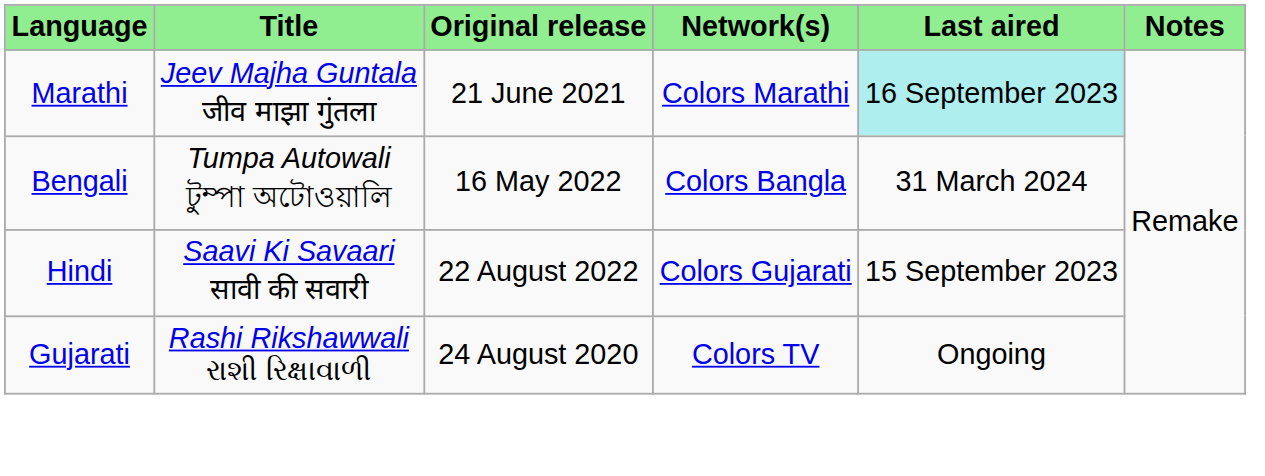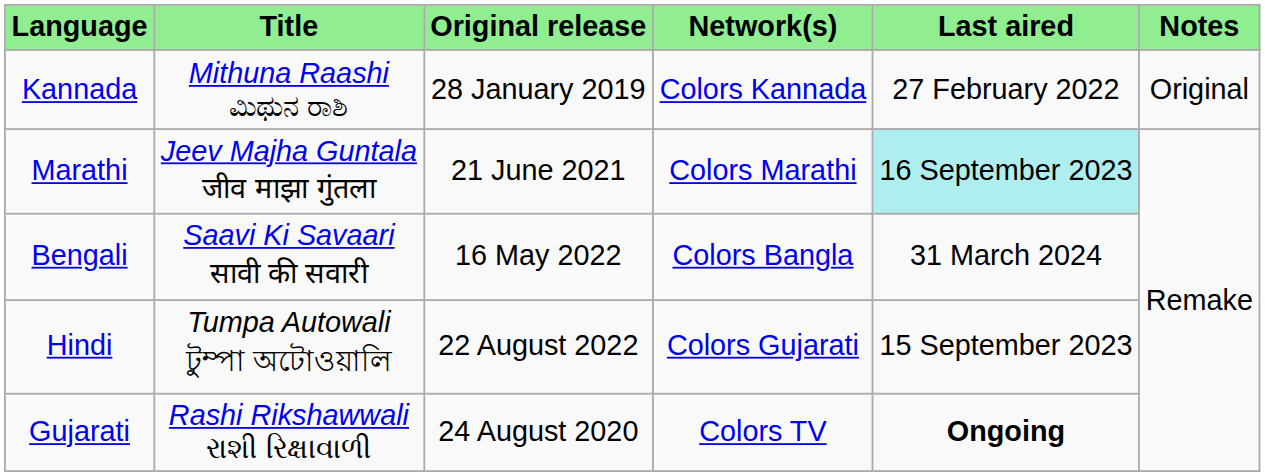+ row: (80, 89)
(289, 178) Tumpa Autowali টুম্পা অটোওয়ালি -> (289, 255) Saavi Ki Savaari सावी की सवारी
(289, 271) Saavi Ki Savaari सावी की सवारी -> (289, 341) Tumpa Autowali টুম্পা অটোওয়ালি
(991, 354) normal -> (1006, 432) bold
